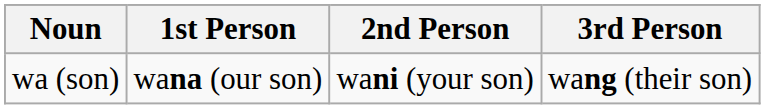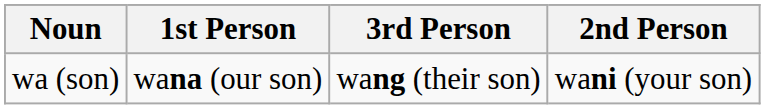columns swapped: (435, 28) <-> (650, 28)
